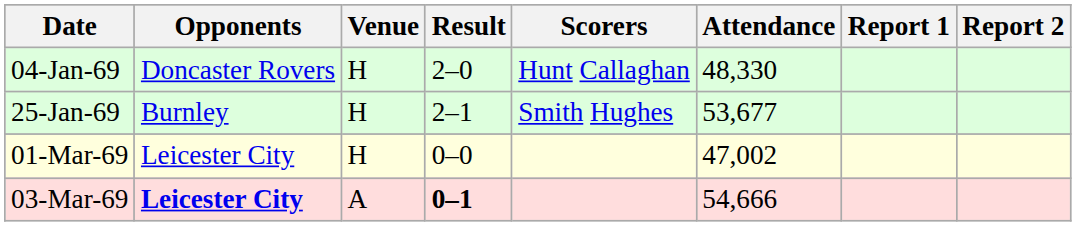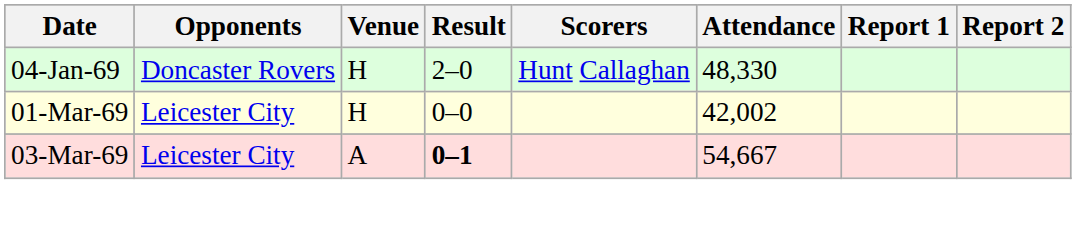- row: (66, 112)
(740, 155) 47,002 -> (740, 112) 42,002
(222, 198) bold -> (218, 155) normal
(740, 198) 54,666 -> (740, 155) 54,667
